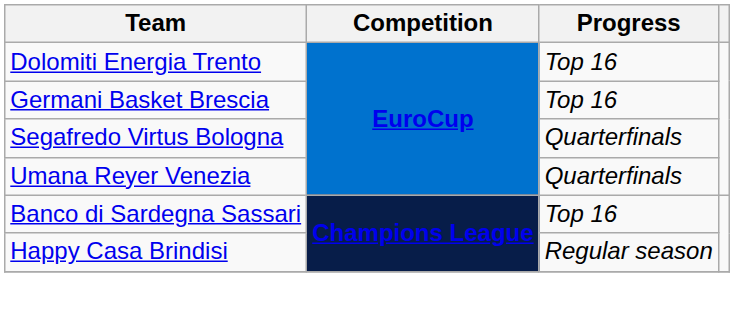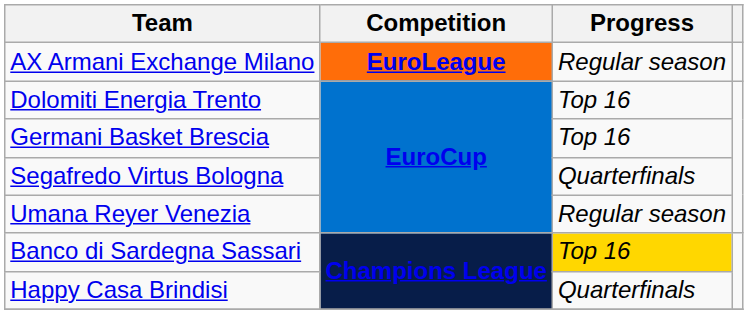+ row: (162, 61)
(613, 175) Quarterfinals -> (642, 213) Regular season
(581, 213) no background -> (594, 251) gold background
(629, 251) Regular season -> (627, 289) Quarterfinals
